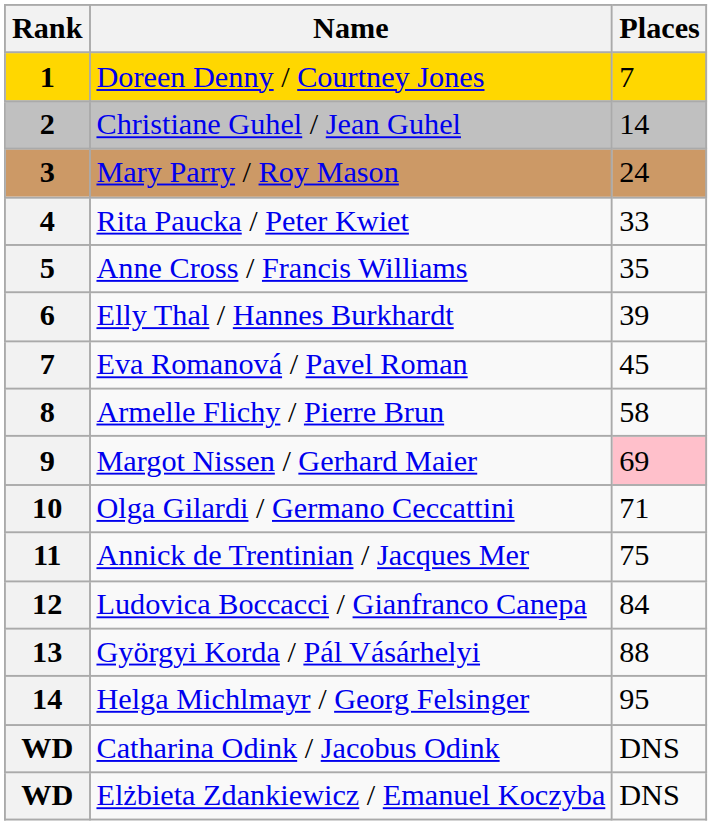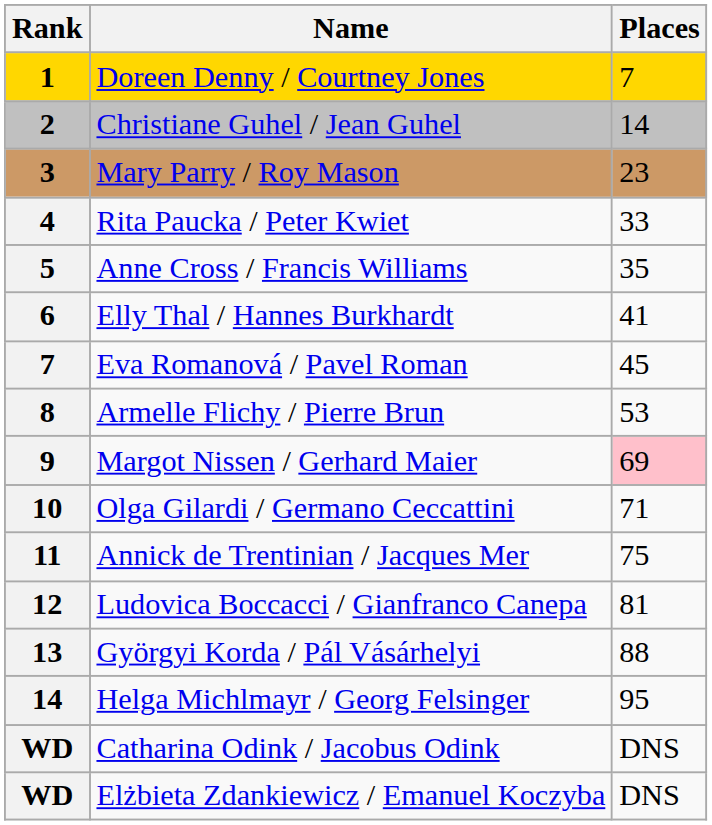(634, 172) 24 -> (634, 172) 23
(634, 316) 39 -> (634, 316) 41
(634, 412) 58 -> (634, 412) 53
(634, 603) 84 -> (634, 603) 81
